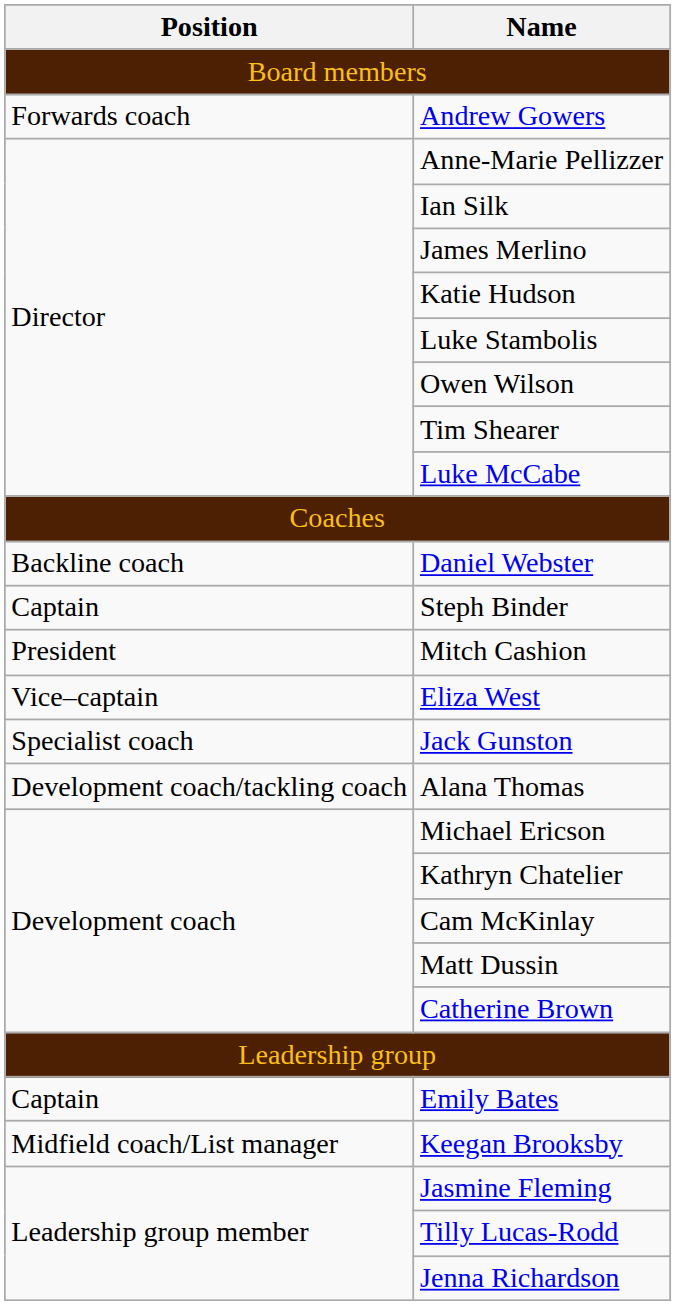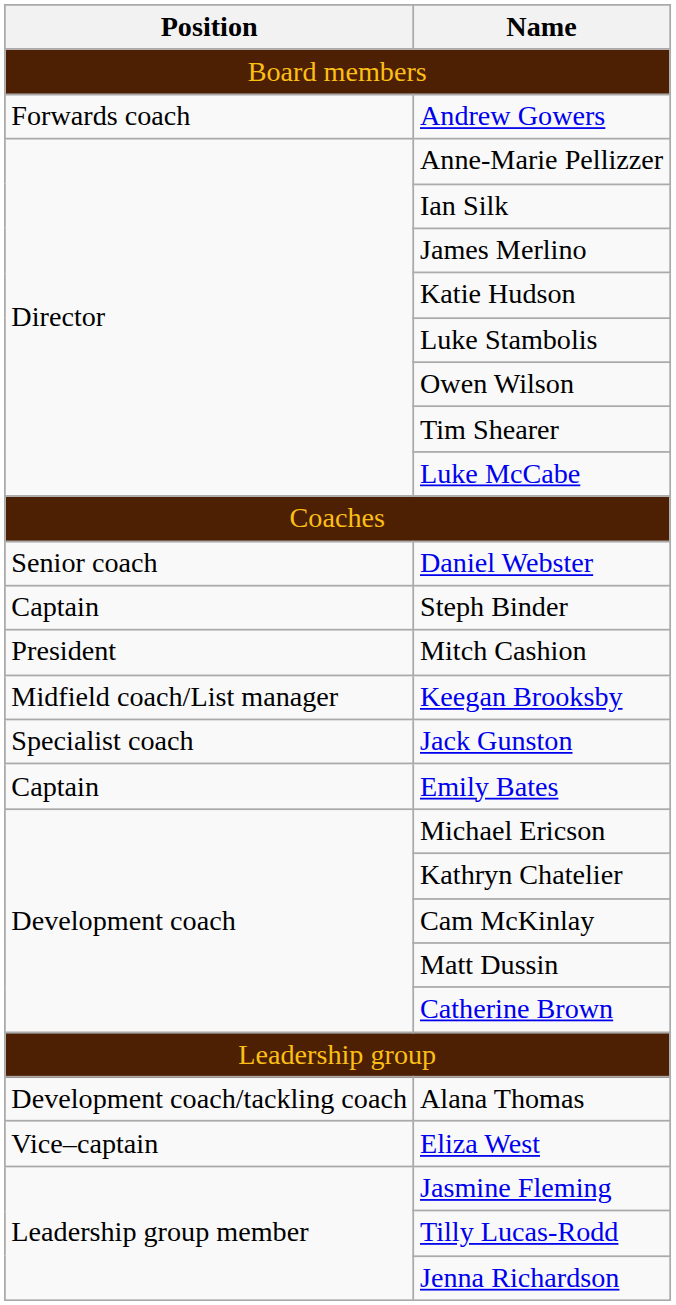(98, 562) Backline coach -> (84, 562) Senior coach
rows swapped: (521, 1143) <-> (480, 696)
rows swapped: (502, 786) <-> (489, 1098)
